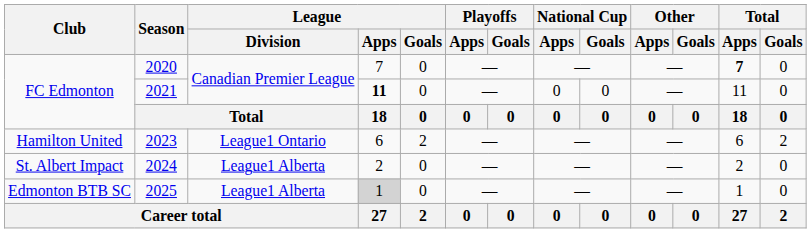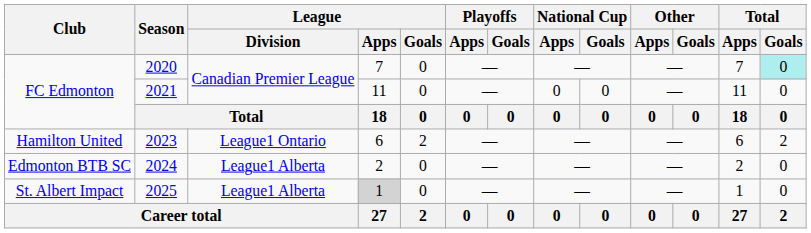(739, 66) bold -> (739, 66) normal
(783, 66) no background -> (783, 66) paleturquoise background
(379, 91) bold -> (379, 91) normal
(70, 166) St. Albert Impact -> (70, 166) Edmonton BTB SC
(70, 191) Edmonton BTB SC -> (70, 191) St. Albert Impact
